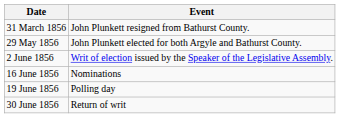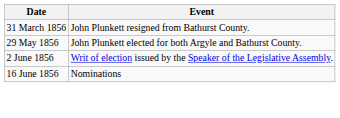- row: (33, 89)
- row: (33, 105)
